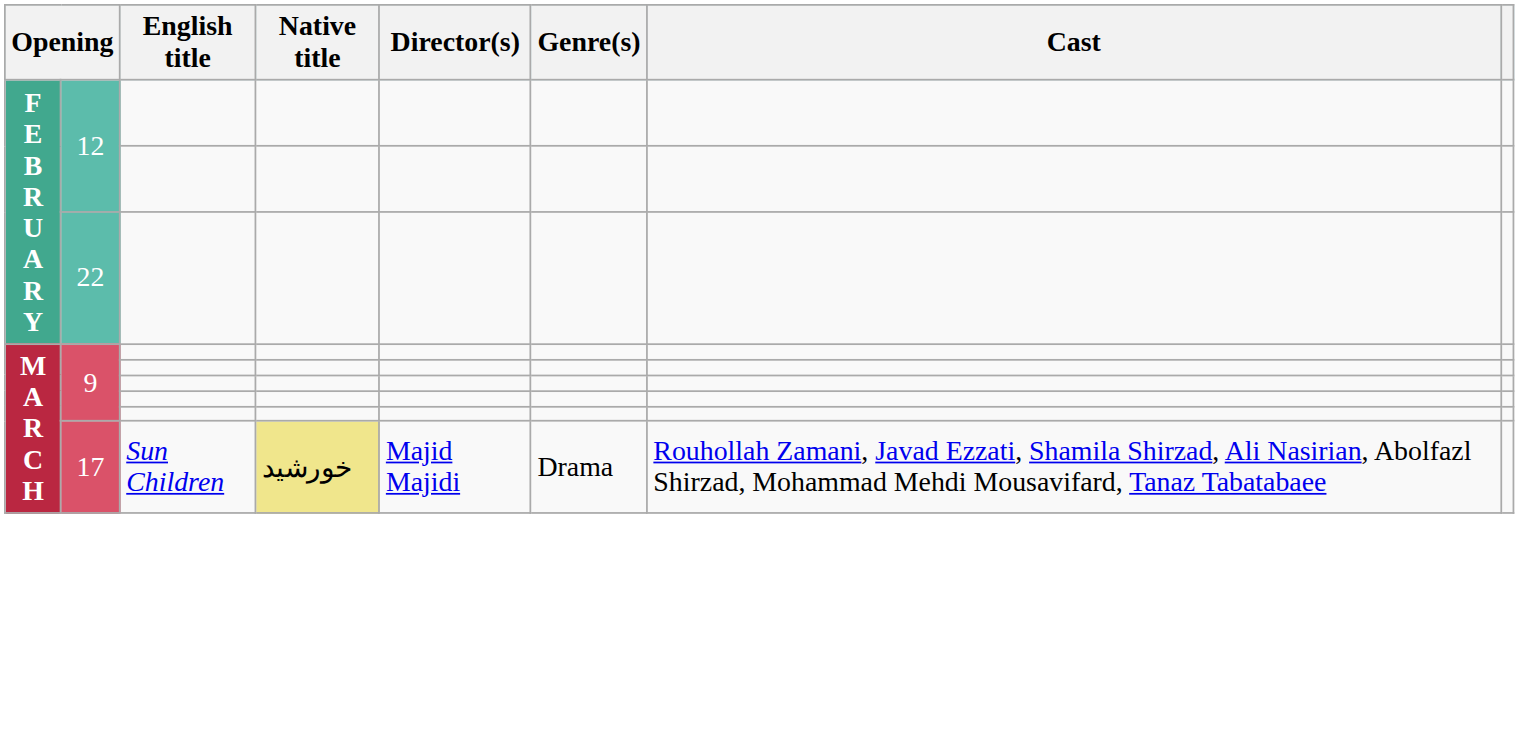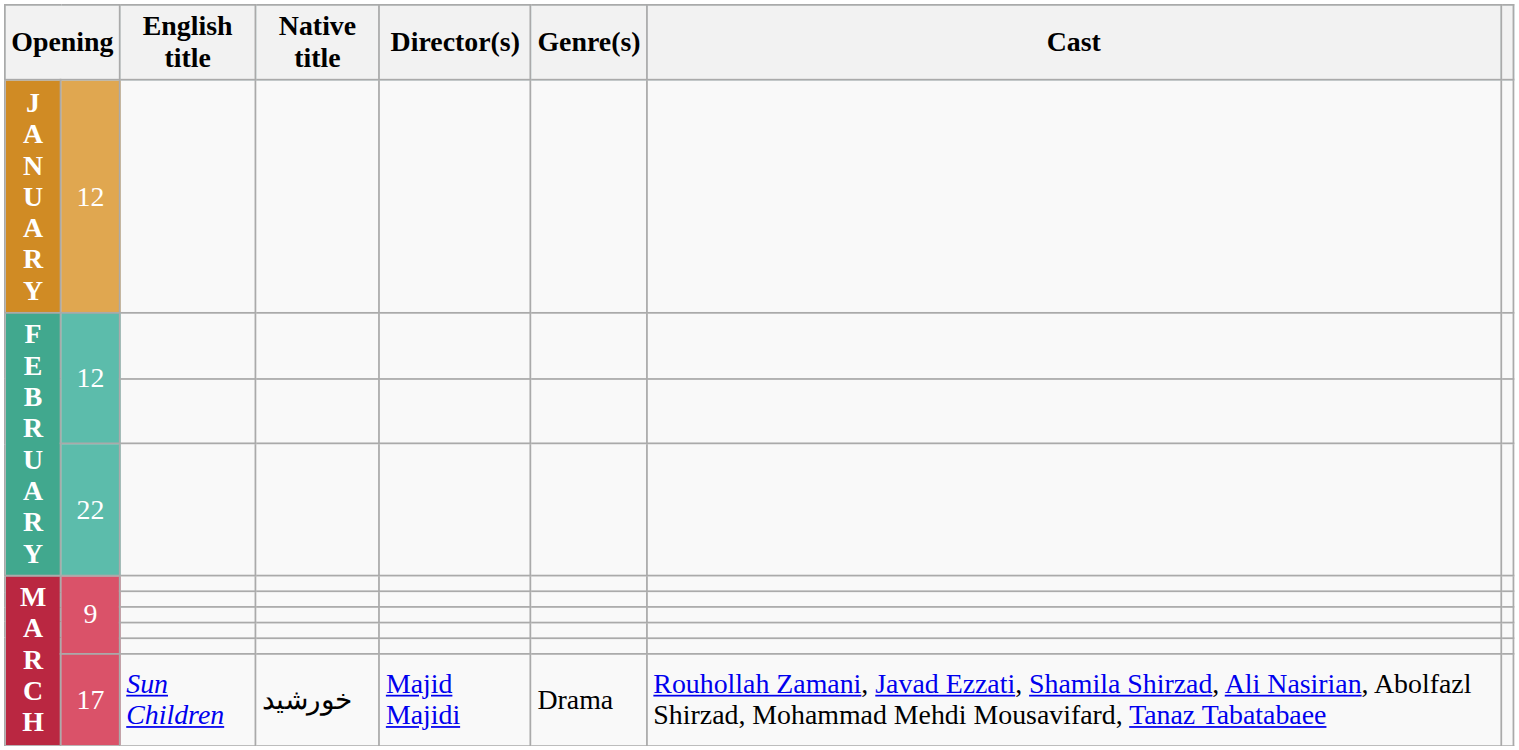+ row: (33, 196)
(307, 467) khaki background -> (307, 699) no background
